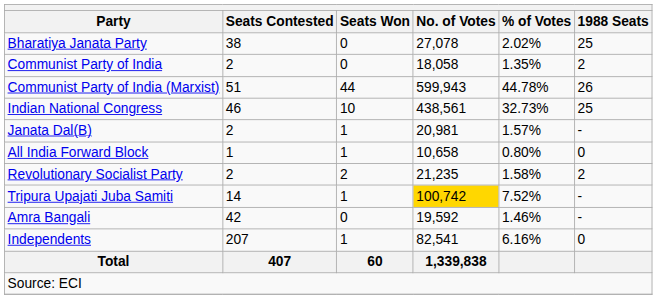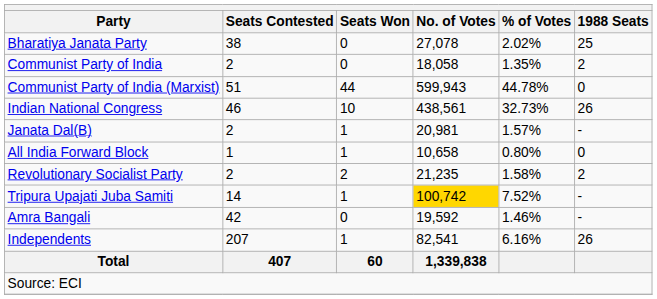(585, 87) 26 -> (581, 87) 0
(585, 109) 25 -> (585, 109) 26
(581, 239) 0 -> (585, 239) 26
